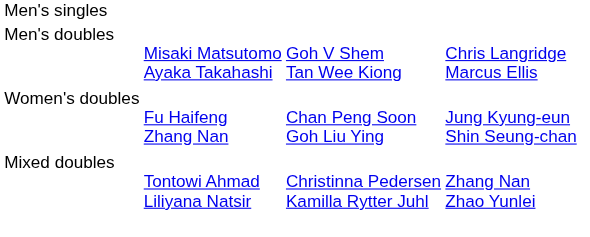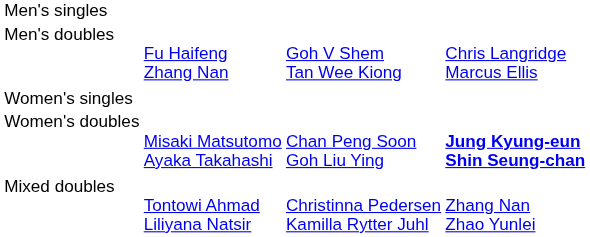(213, 63) Misaki Matsutomo Ayaka Takahashi -> (186, 63) Fu Haifeng Zhang Nan
+ row: (68, 98)
(186, 127) Fu Haifeng Zhang Nan -> (213, 150) Misaki Matsutomo Ayaka Takahashi
(511, 127) normal -> (515, 150) bold
